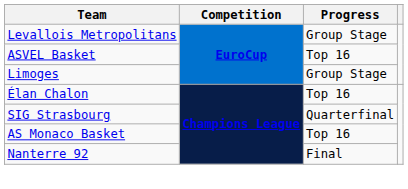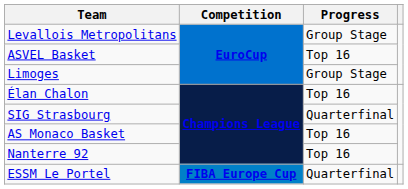(324, 154) Final -> (328, 154) Top 16
+ row: (59, 174)
